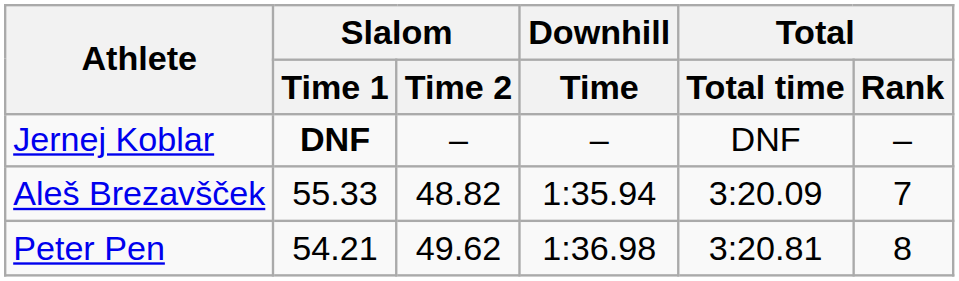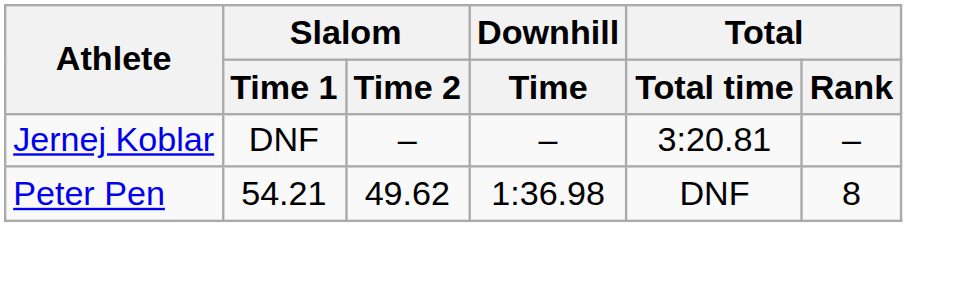(335, 140) bold -> (284, 140) normal
(766, 140) DNF -> (714, 140) 3:20.81
- row: (139, 194)
(766, 248) 3:20.81 -> (714, 194) DNF
